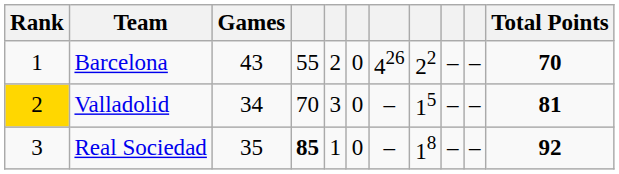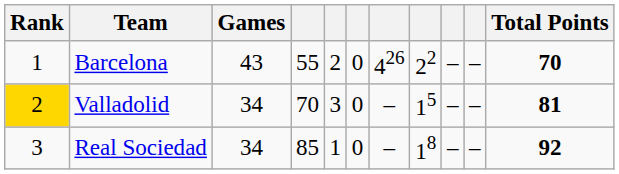(251, 147) 35 -> (251, 147) 34
(307, 147) bold -> (307, 147) normal
